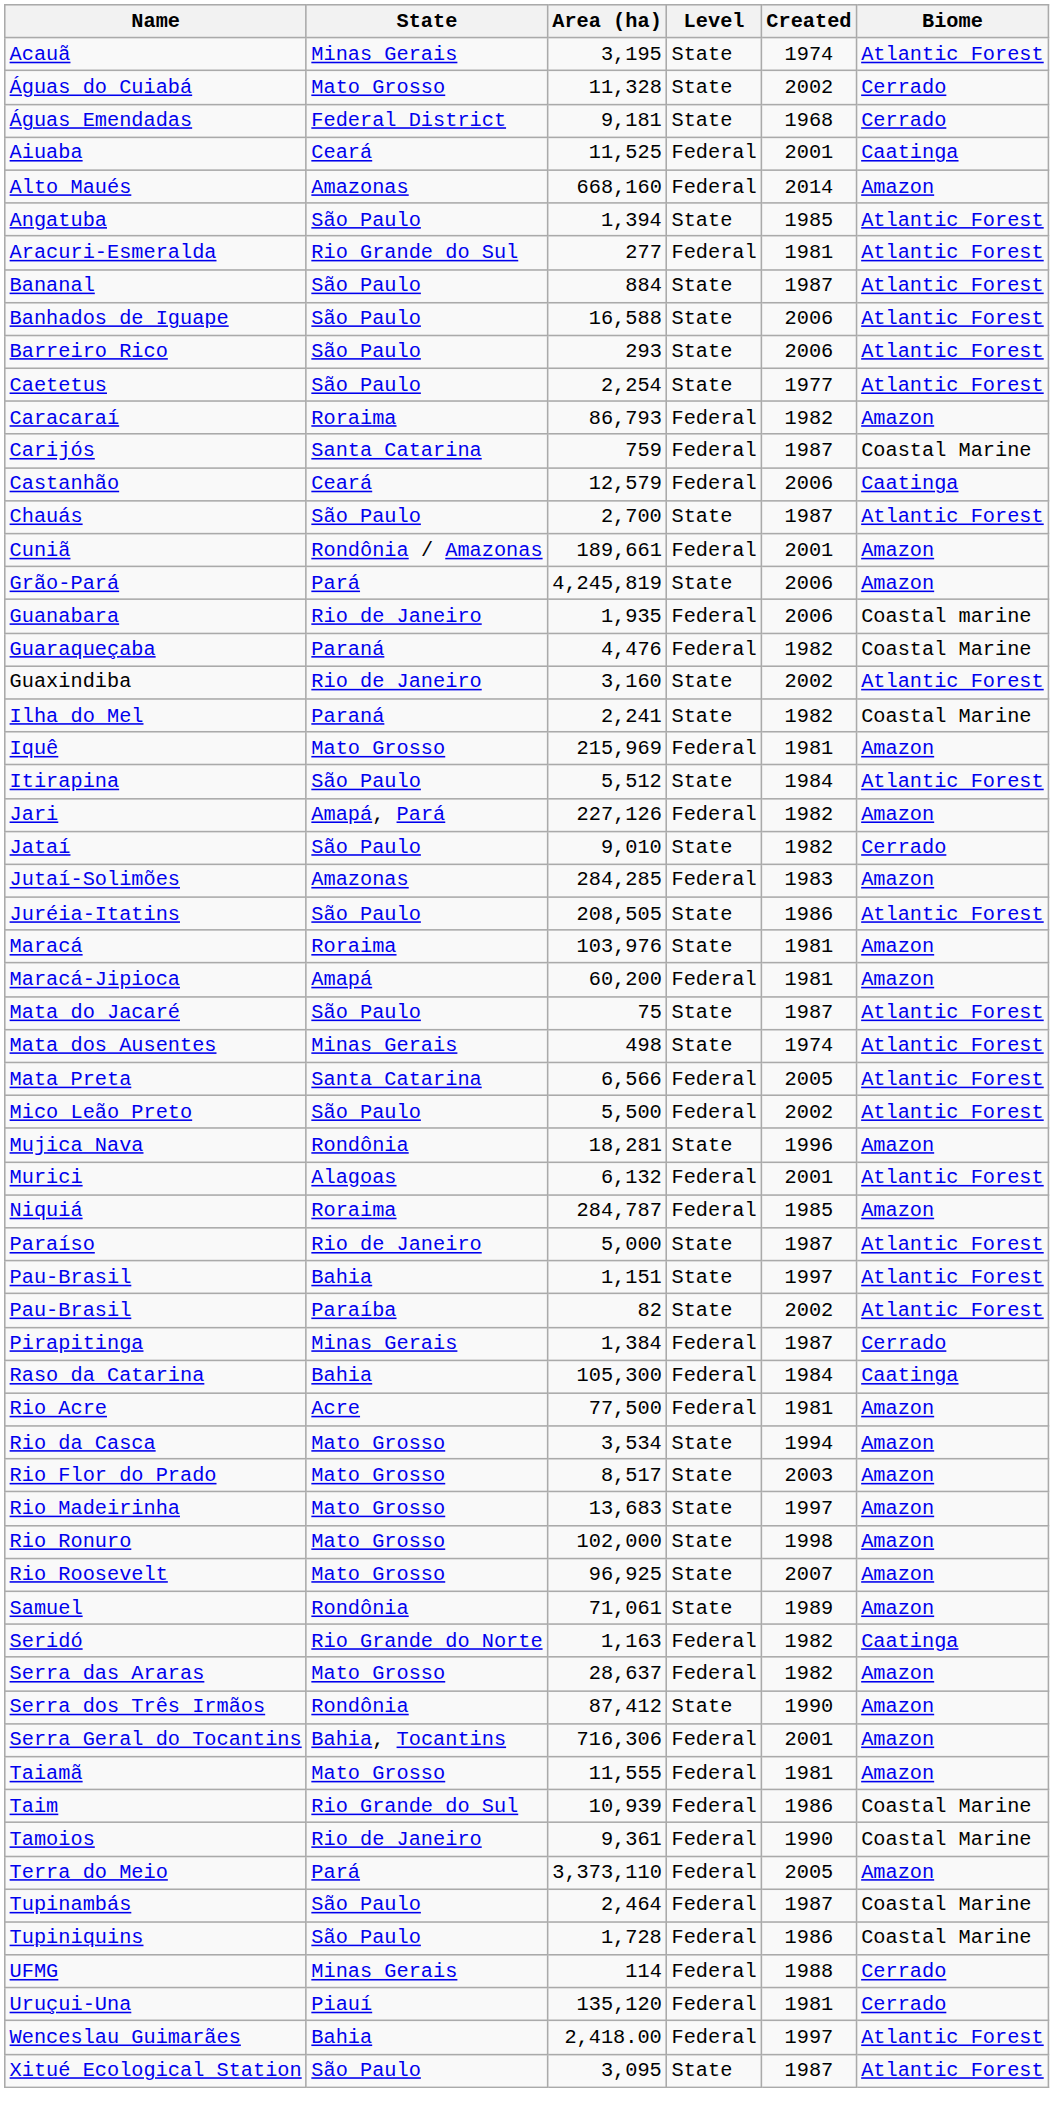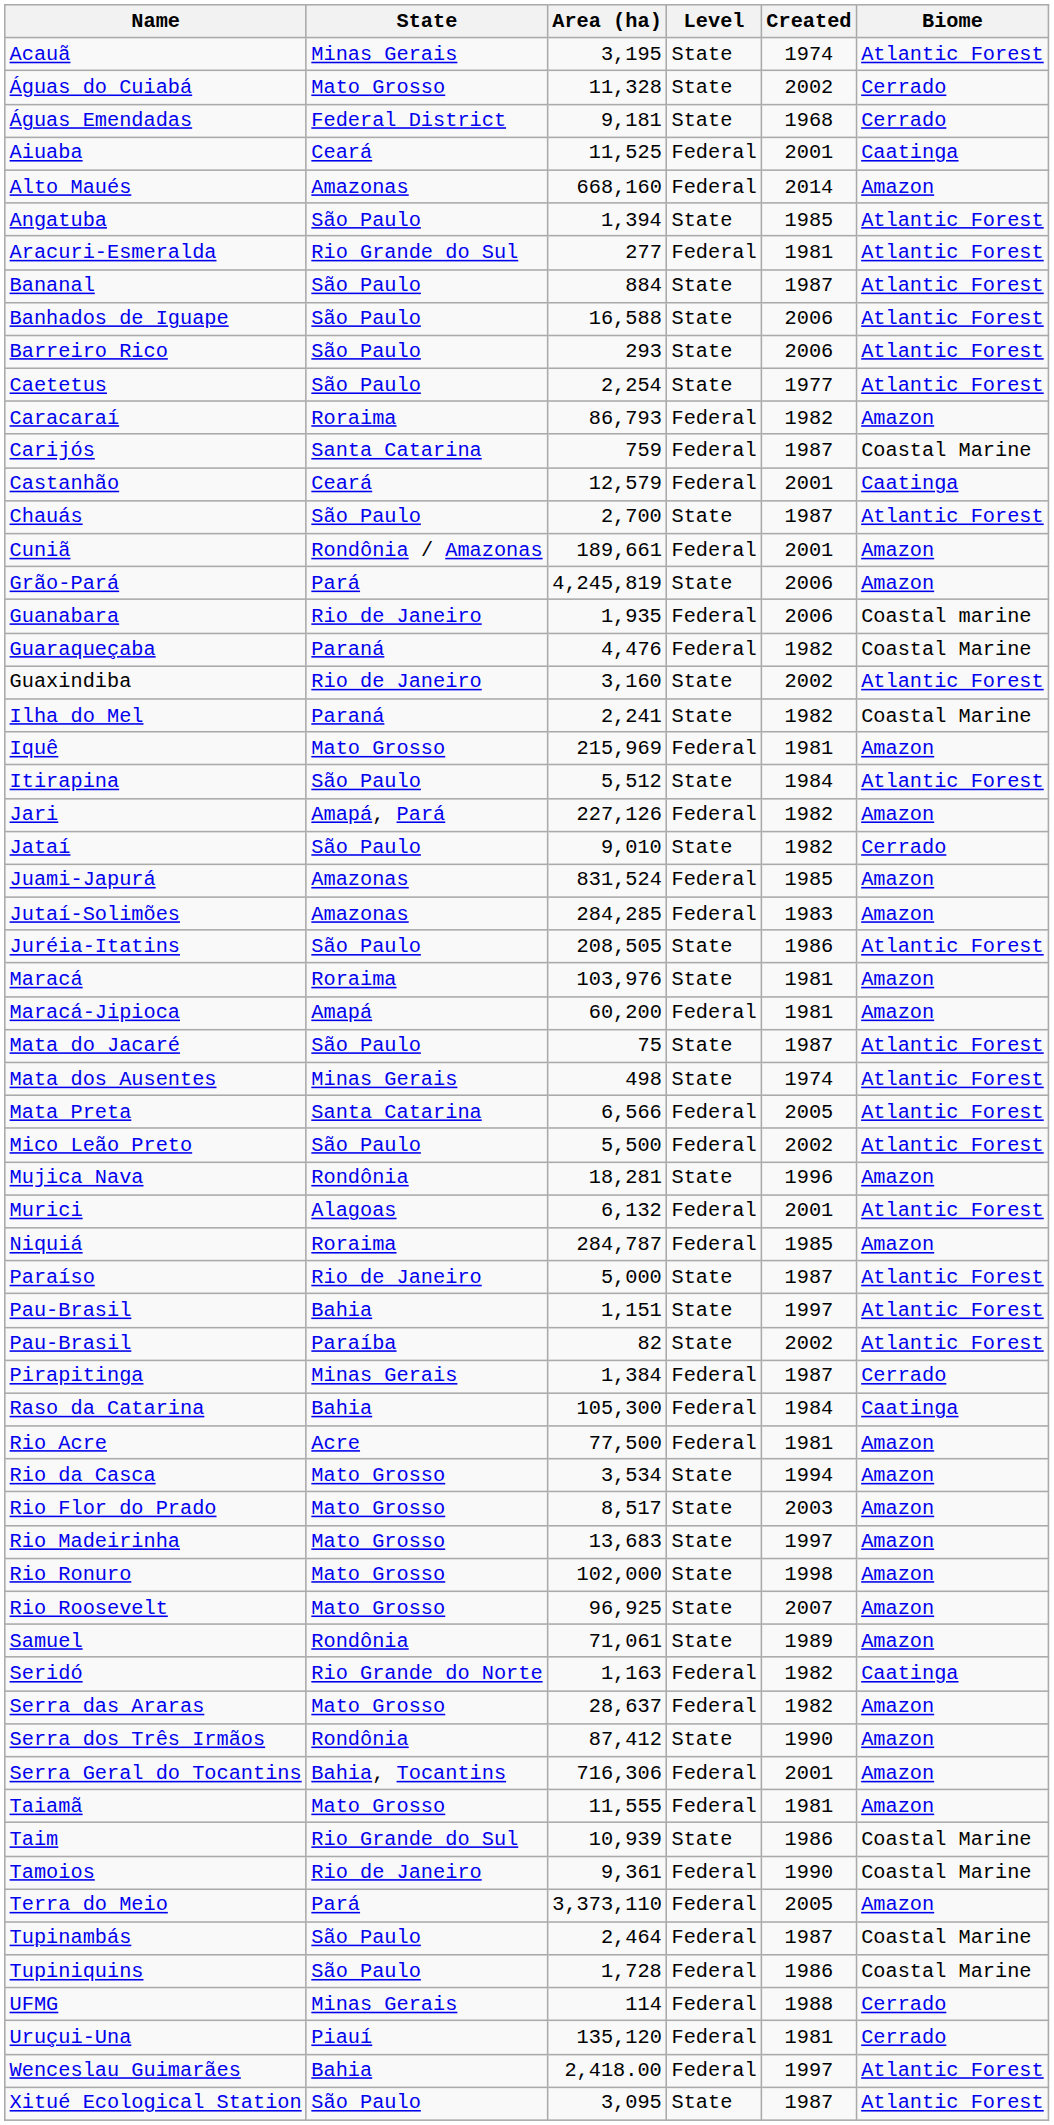(809, 484) 2006 -> (809, 484) 2001
+ row: (83, 881)
(714, 1806) Federal -> (702, 1839) State
